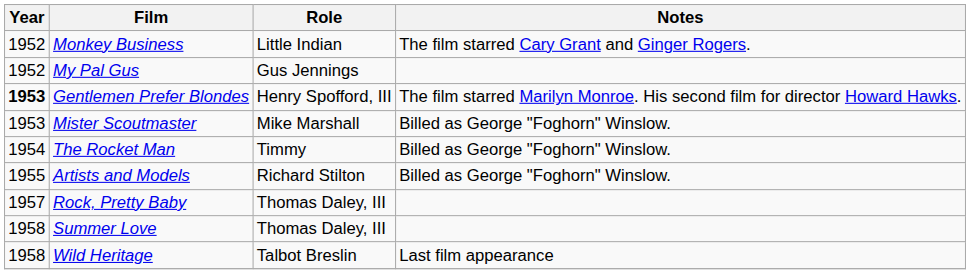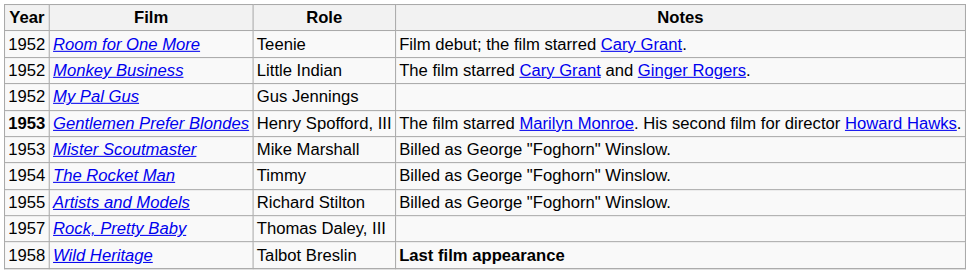+ row: (127, 44)
- row: (105, 228)
(476, 255) normal -> (482, 255) bold
